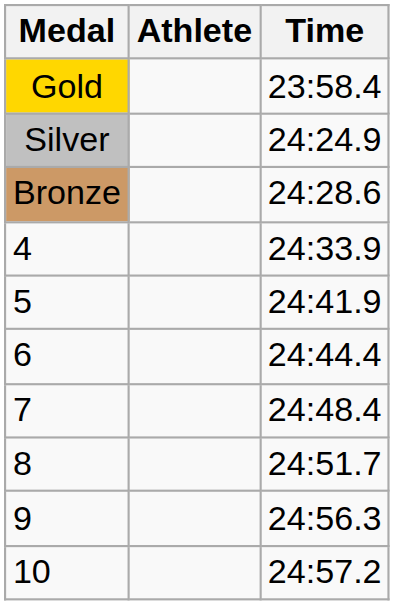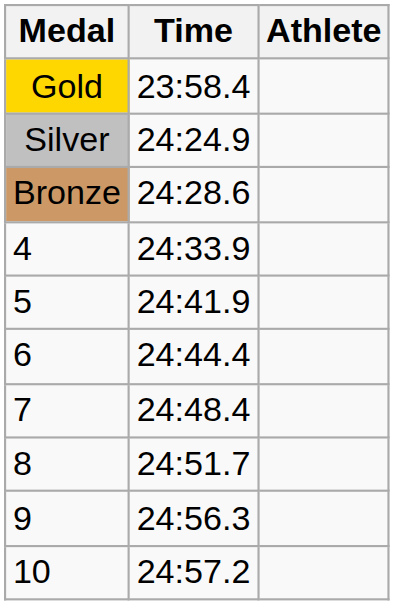columns swapped: (194, 31) <-> (325, 31)
